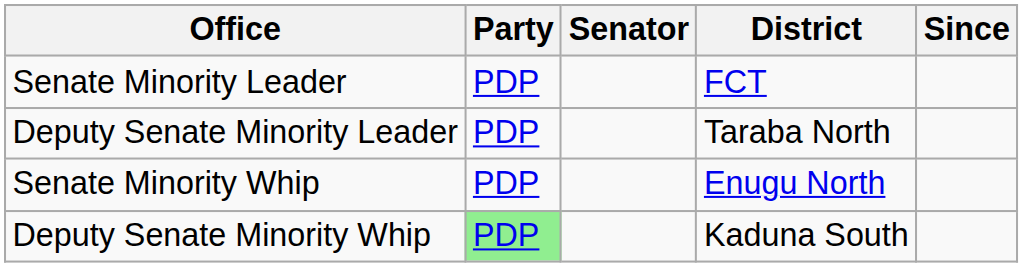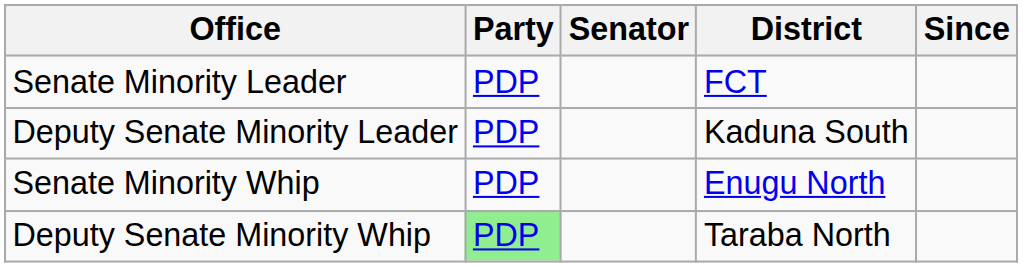(797, 132) Taraba North -> (806, 132) Kaduna South
(806, 235) Kaduna South -> (797, 235) Taraba North
